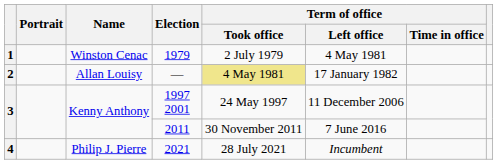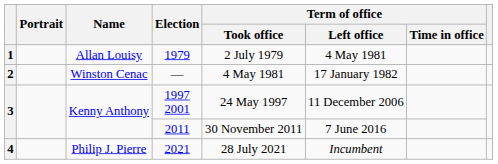(109, 54) Winston Cenac -> (109, 54) Allan Louisy
(109, 74) Allan Louisy -> (109, 74) Winston Cenac
(254, 74) khaki background -> (254, 74) no background
